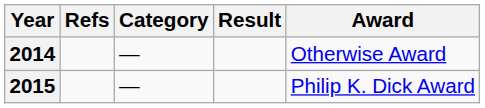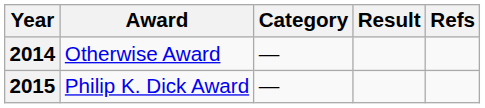columns swapped: (383, 20) <-> (87, 20)
